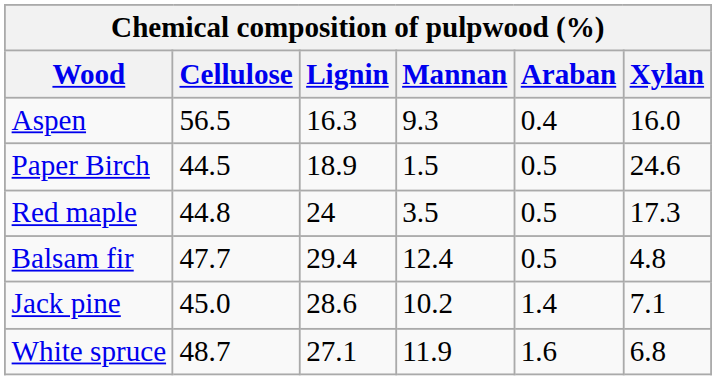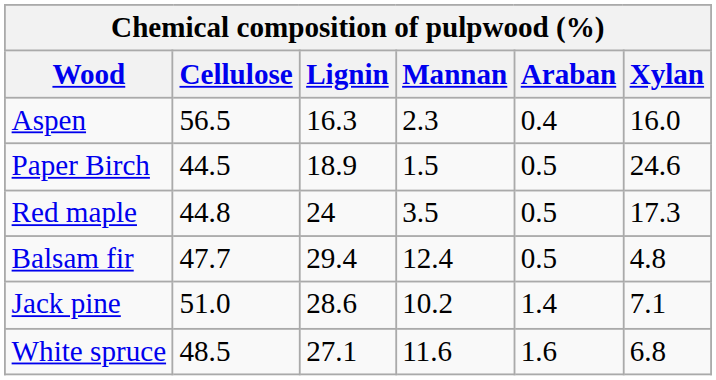(420, 119) 9.3 -> (420, 119) 2.3
(205, 304) 45.0 -> (205, 304) 51.0
(205, 350) 48.7 -> (205, 350) 48.5
(427, 350) 11.9 -> (427, 350) 11.6
